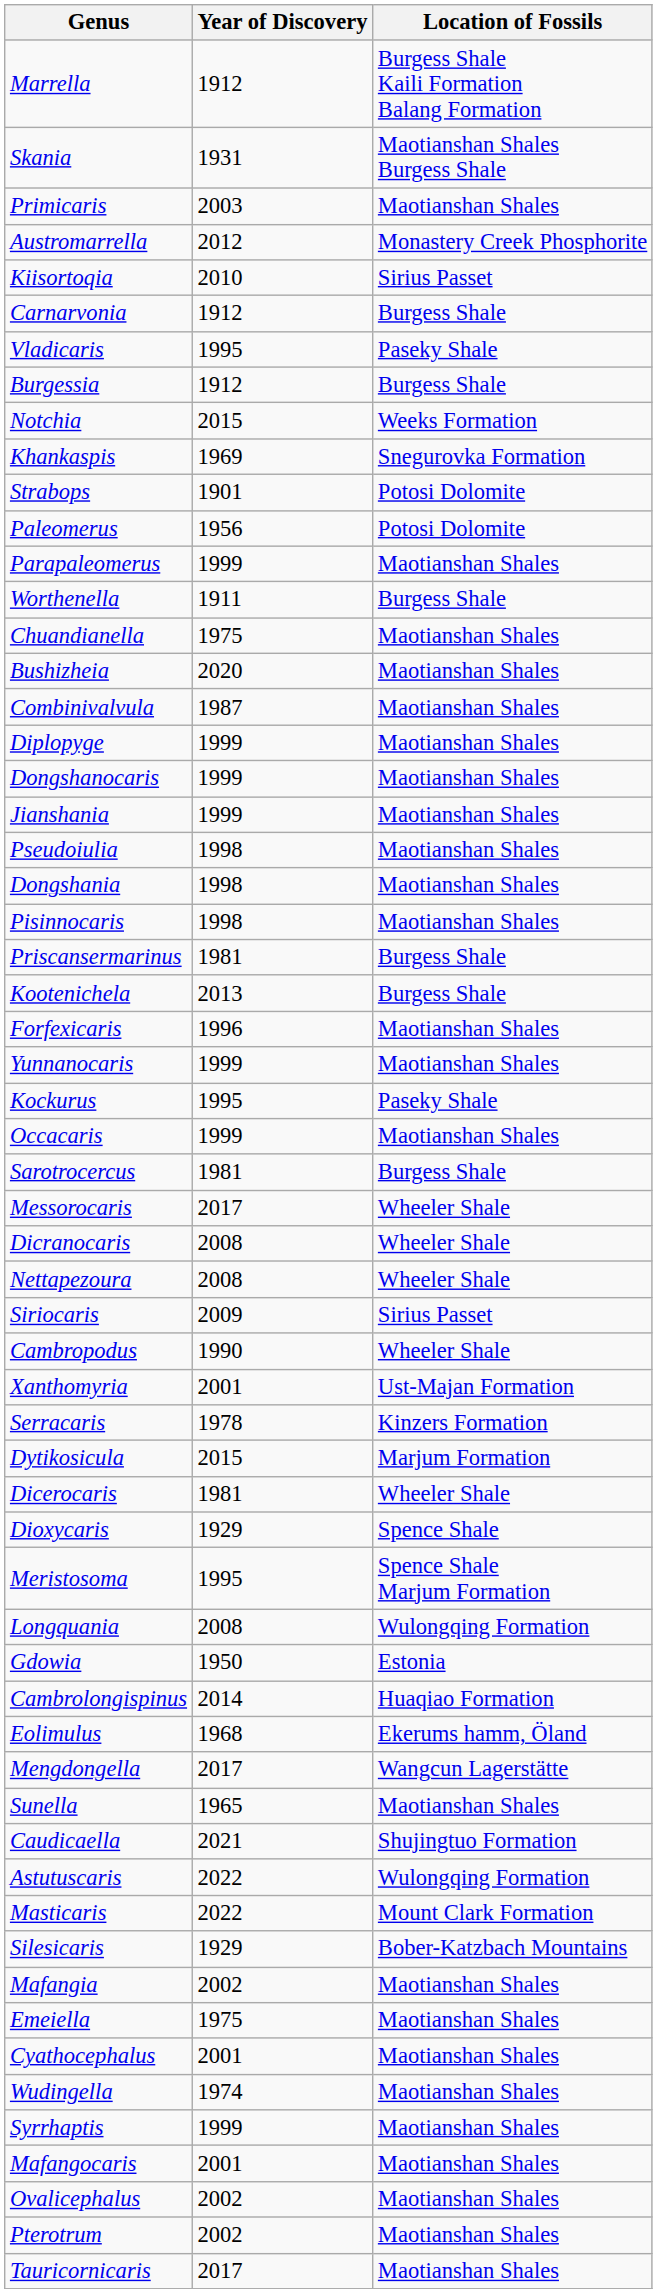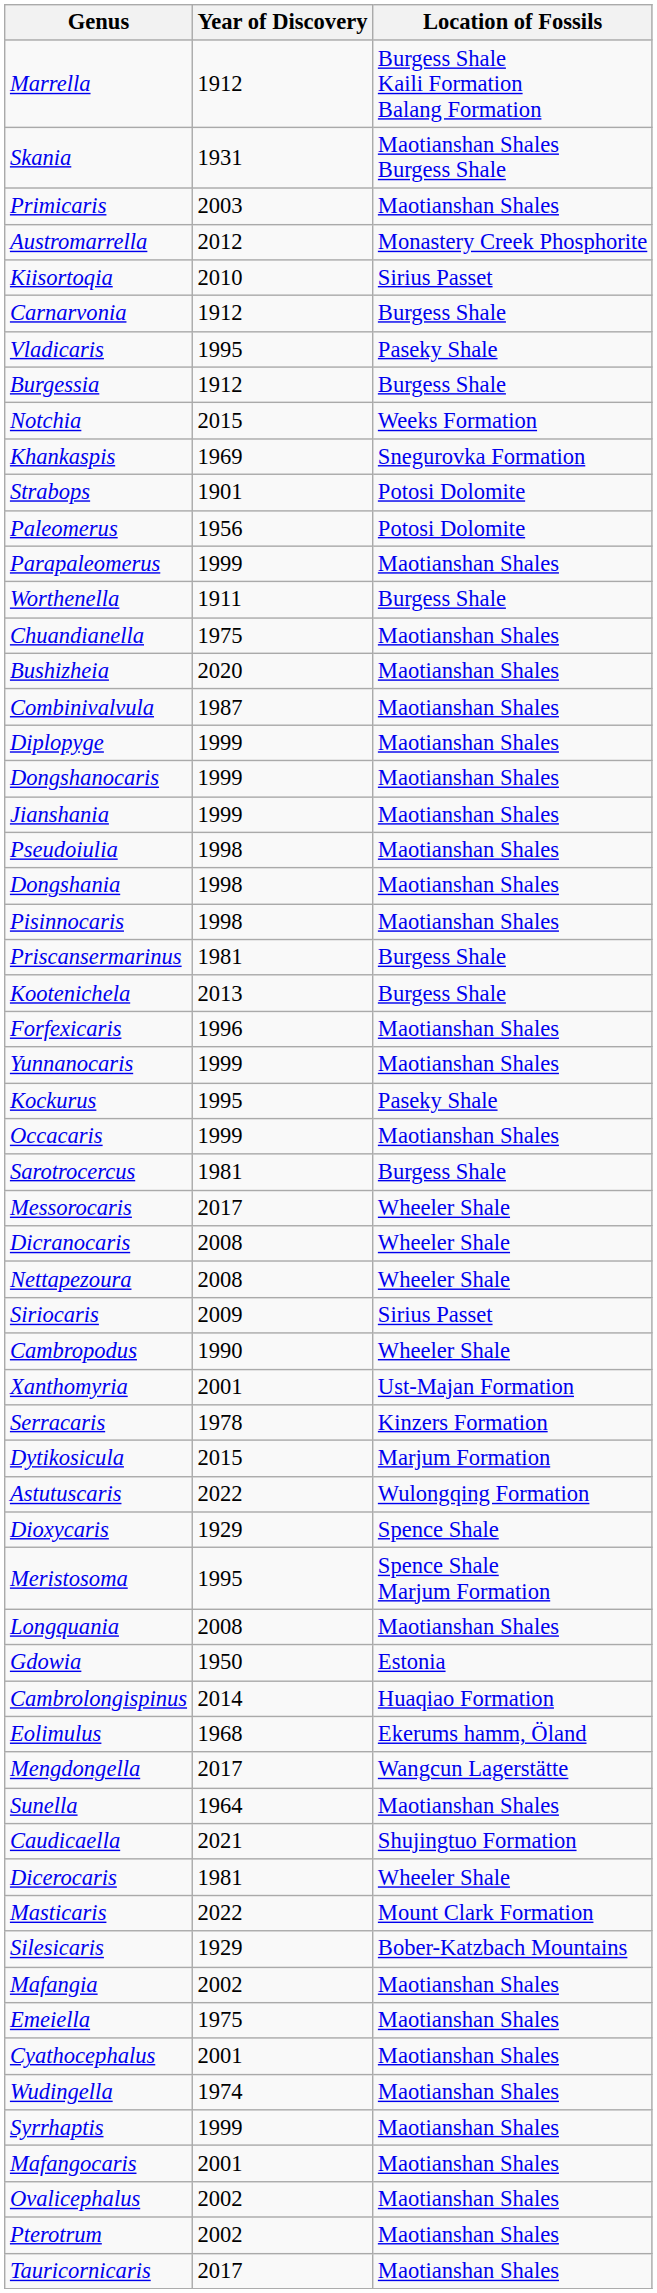rows swapped: (63, 1493) <-> (66, 1877)
(484, 1626) Wulongqing Formation -> (468, 1626) Maotianshan Shales
(220, 1805) 1965 -> (220, 1805) 1964
